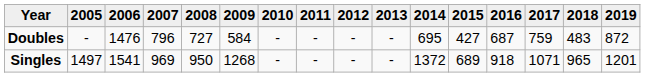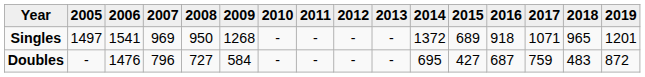rows swapped: (36, 60) <-> (36, 38)
